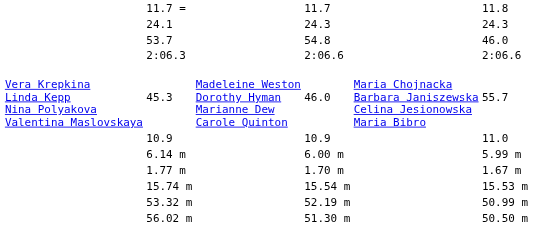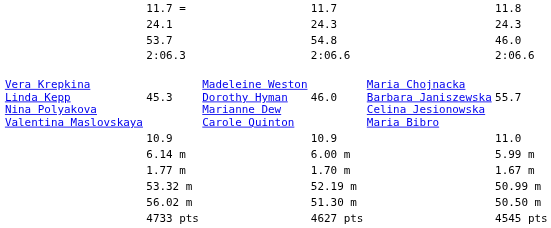- row: (169, 186)
+ row: (173, 218)
